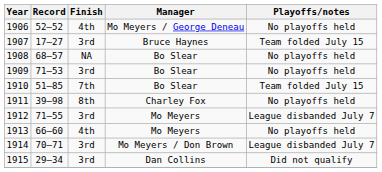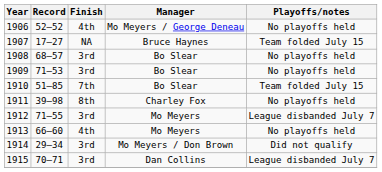(86, 41) 3rd -> (86, 41) NA
(86, 56) NA -> (86, 56) 3rd
(49, 145) 70–71 -> (49, 145) 29–34
(311, 145) League disbanded July 7 -> (311, 145) Did not qualify
(49, 160) 29–34 -> (49, 160) 70–71
(311, 160) Did not qualify -> (311, 160) League disbanded July 7
